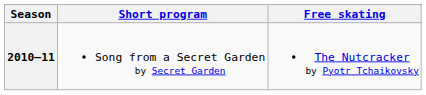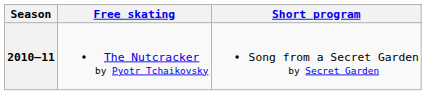columns swapped: (163, 14) <-> (345, 14)
